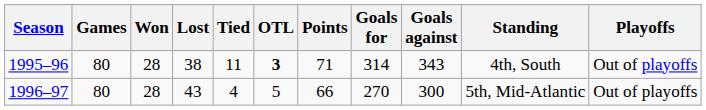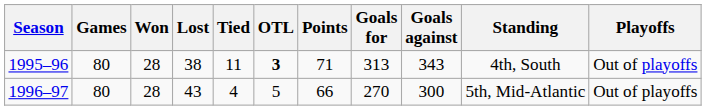(376, 64) 314 -> (376, 64) 313
